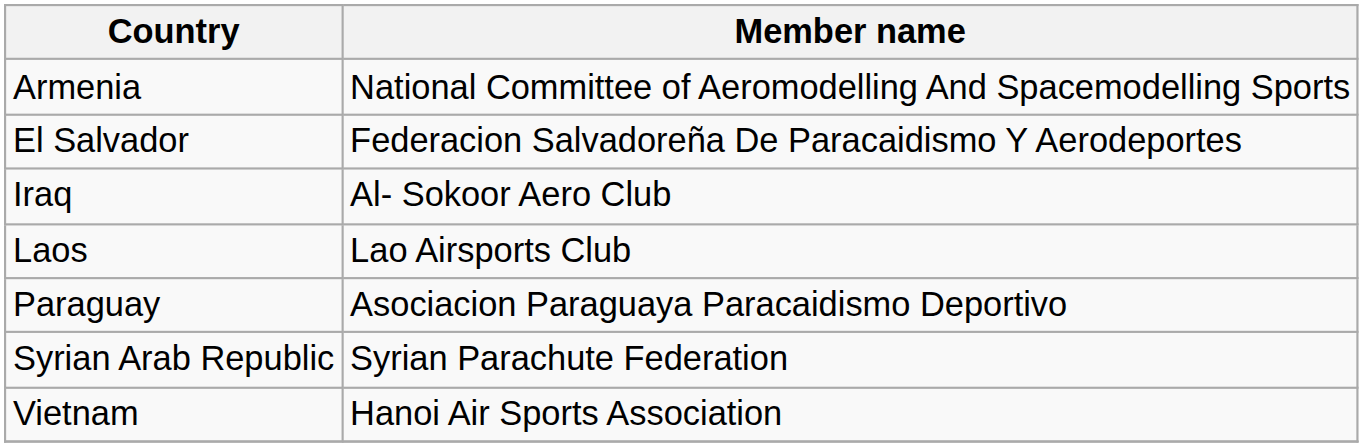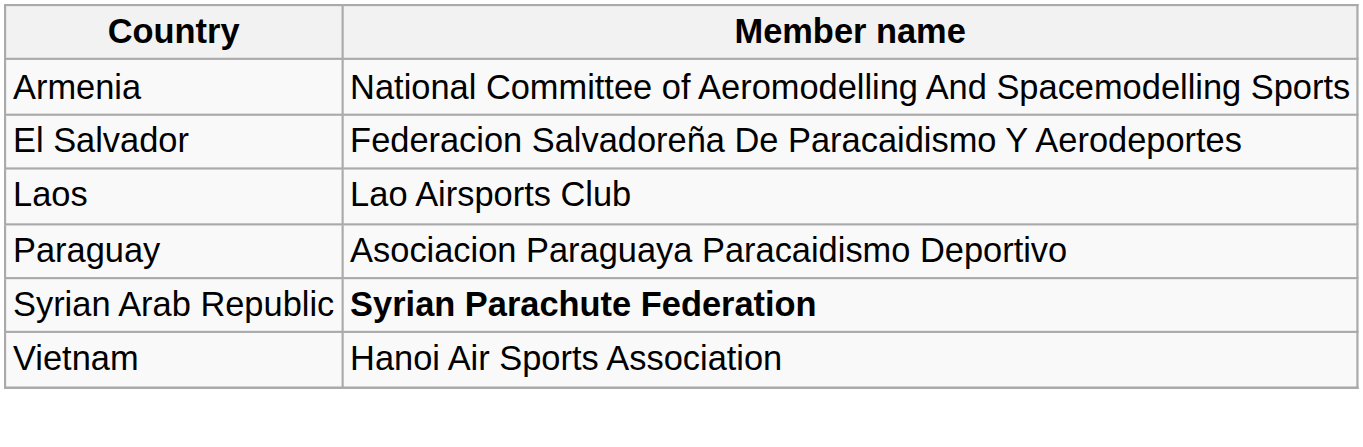- row: (43, 195)
(569, 359) normal -> (583, 304) bold
